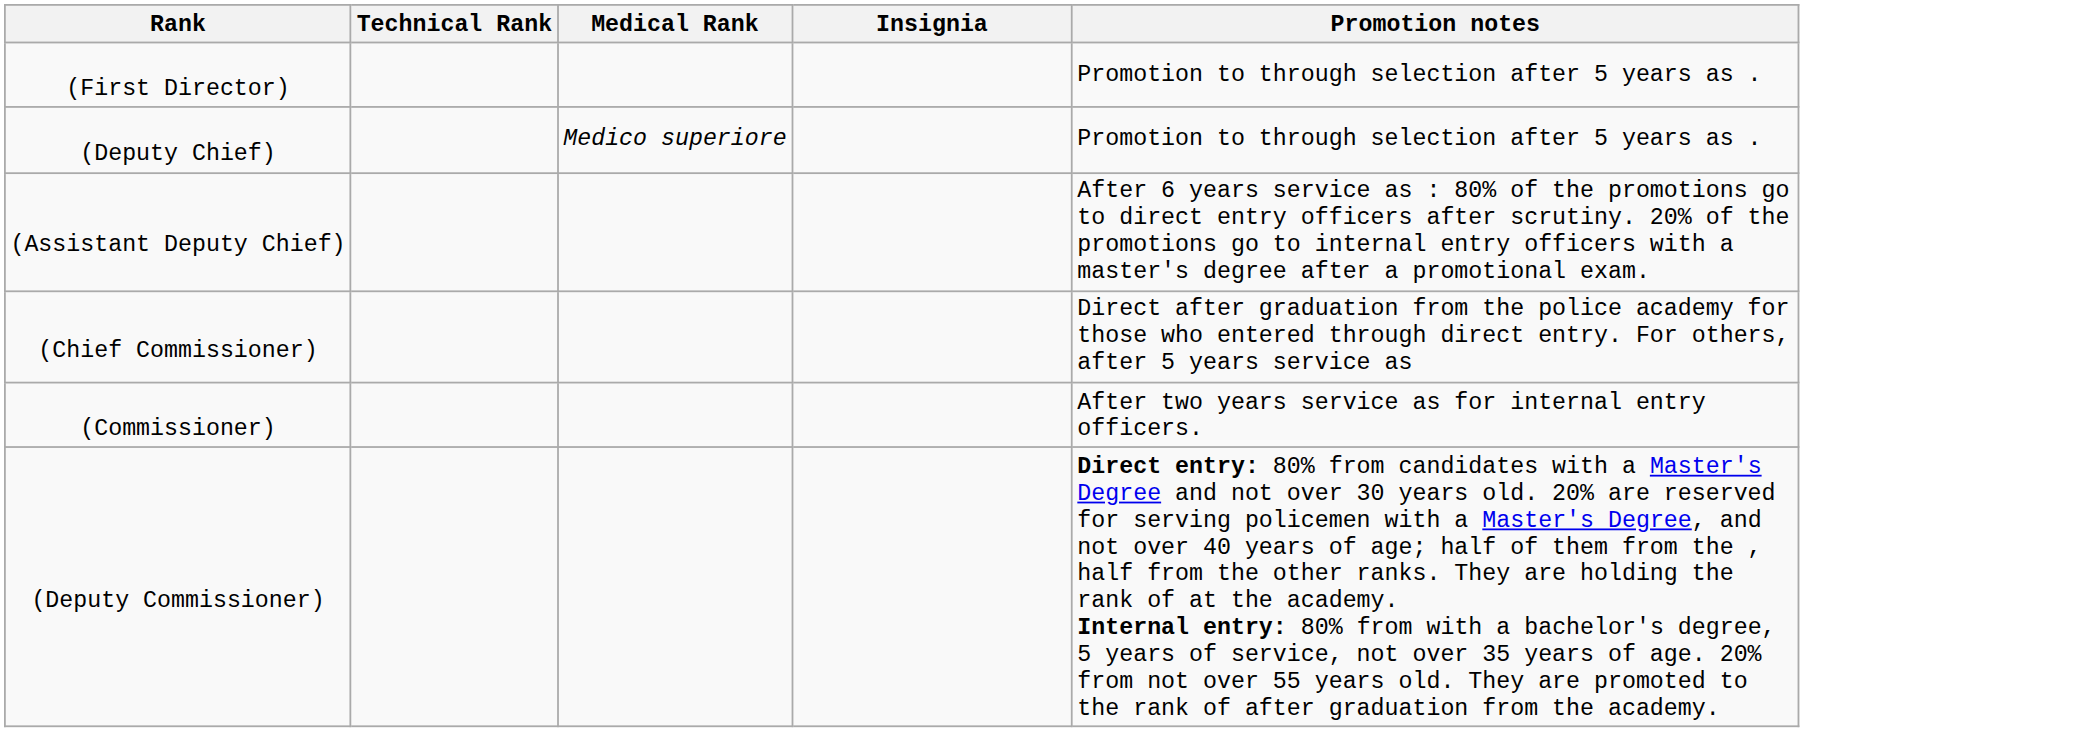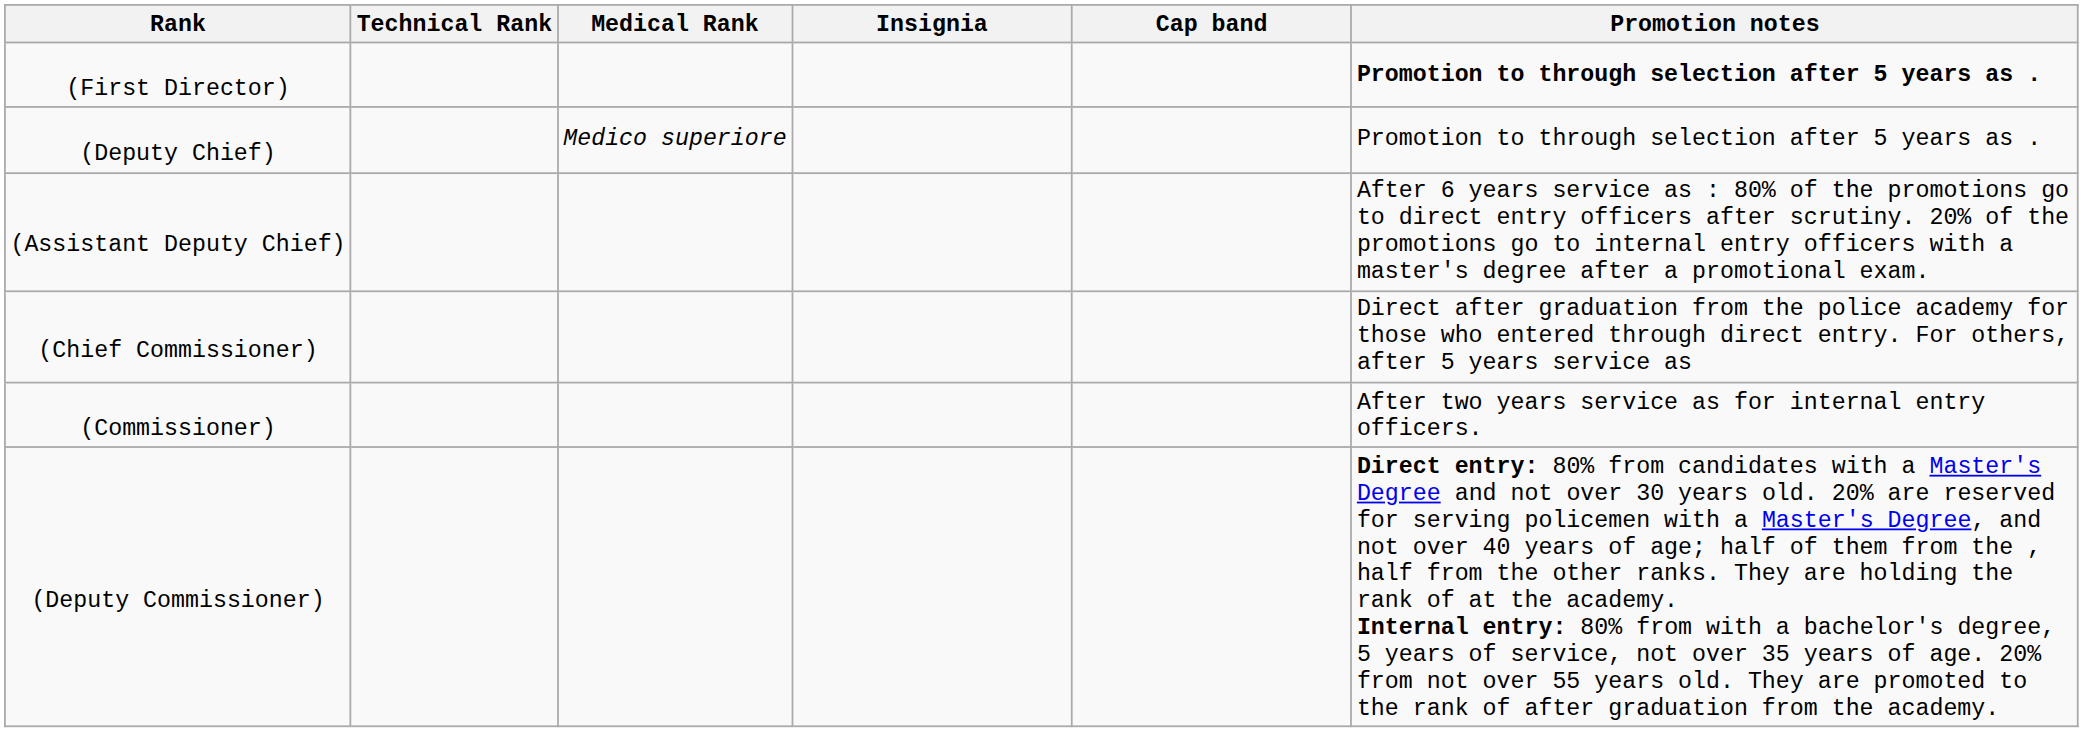+ column: (1212, 24)
(1419, 75) normal -> (1699, 75) bold
